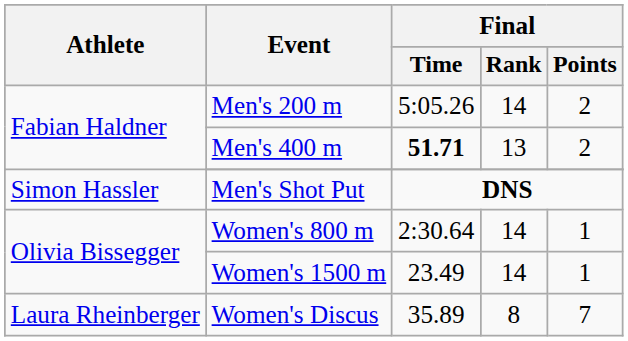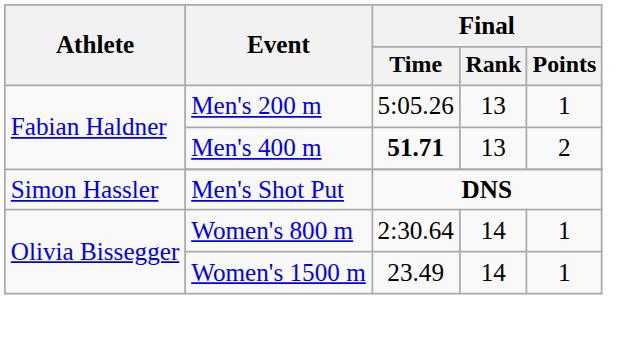(514, 106) 14 -> (493, 106) 13
(585, 106) 2 -> (564, 106) 1
- row: (295, 314)
